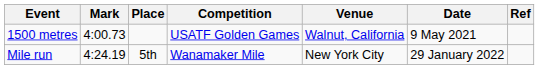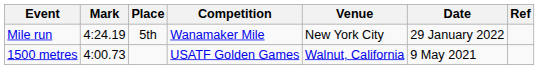rows swapped: (42, 34) <-> (30, 54)
